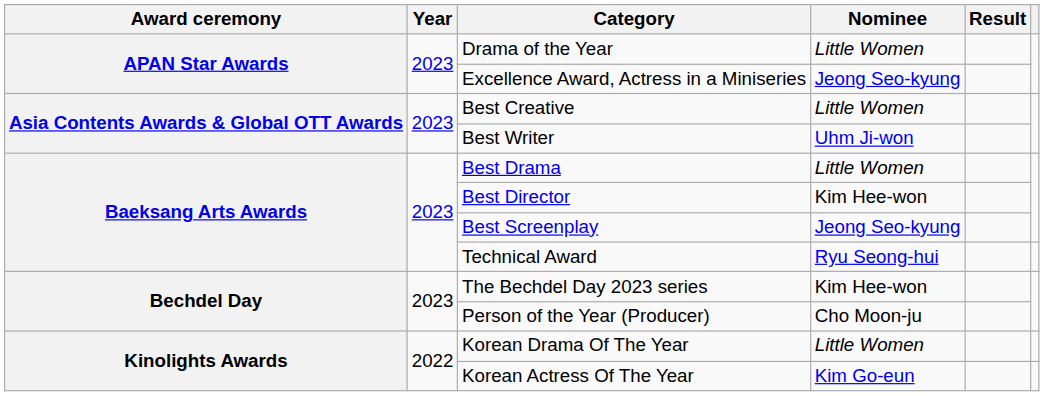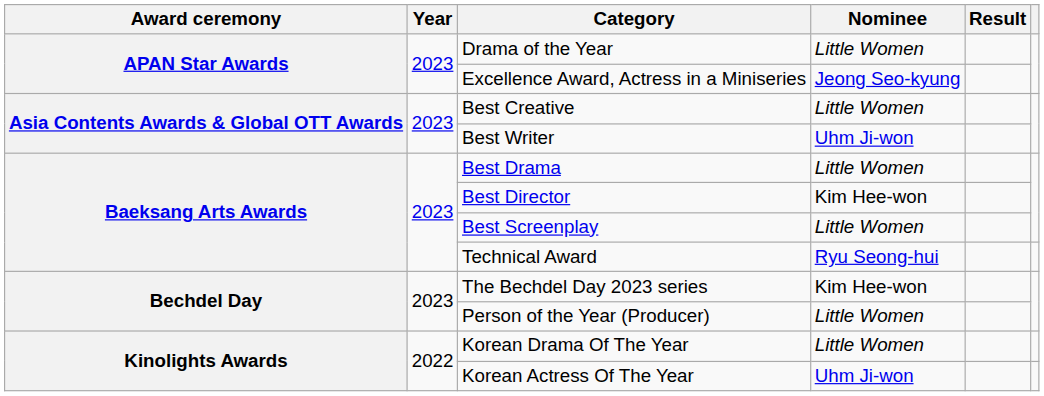(888, 227) Jeong Seo-kyung -> (869, 227) Little Women
(868, 316) Cho Moon-ju -> (869, 316) Little Women
(865, 375) Kim Go-eun -> (864, 375) Uhm Ji-won
